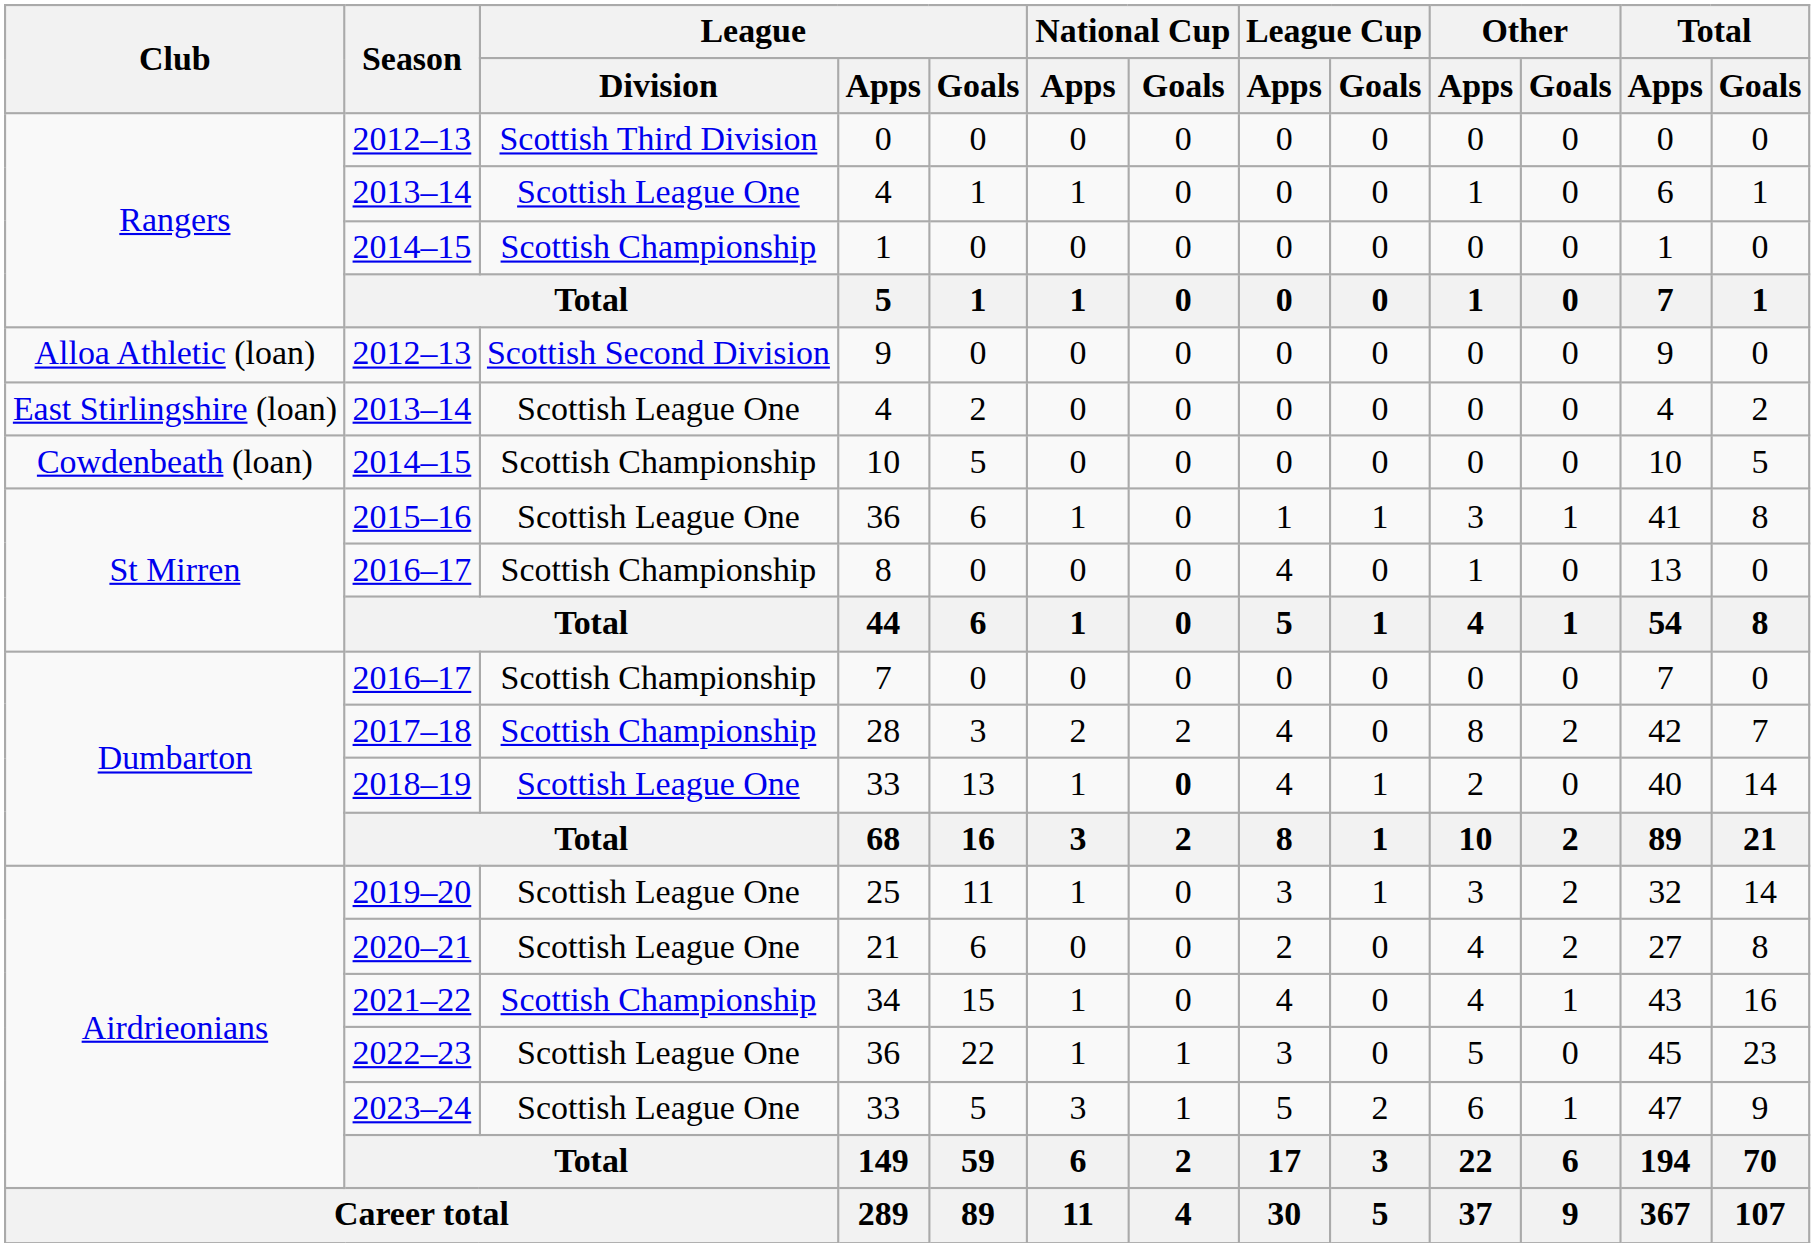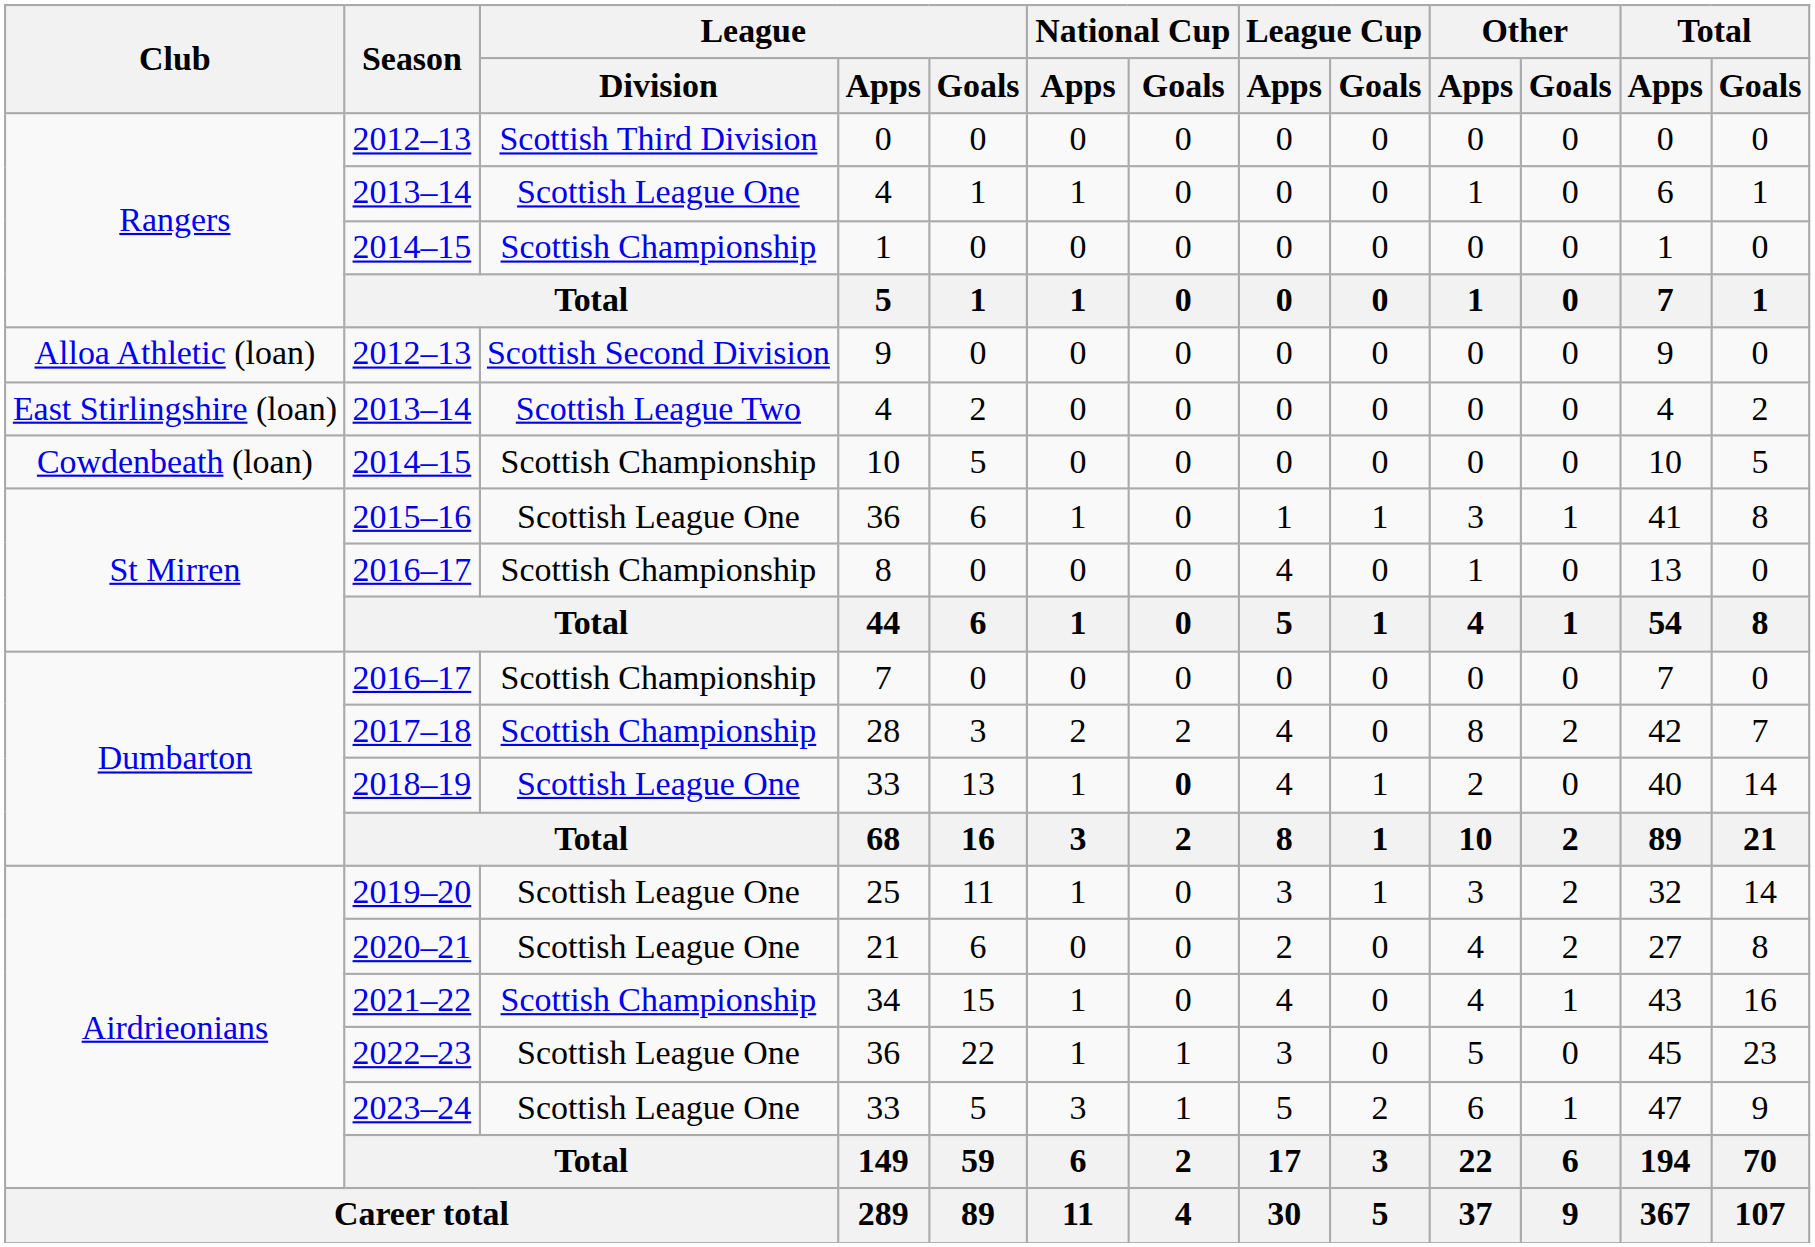(658, 407) Scottish League One -> (658, 407) Scottish League Two
